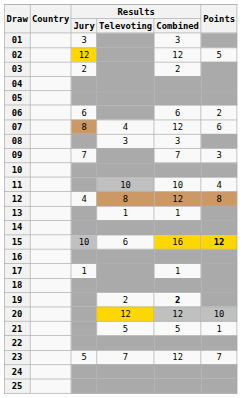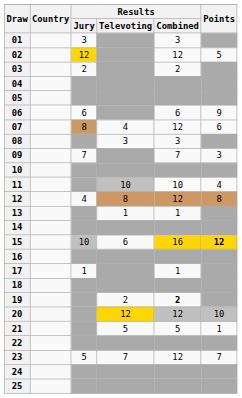(219, 112) 2 -> (219, 112) 9
